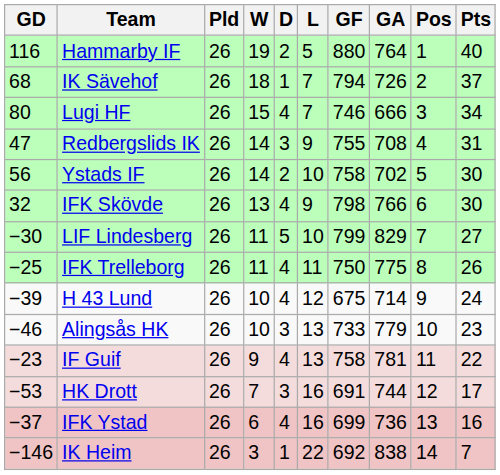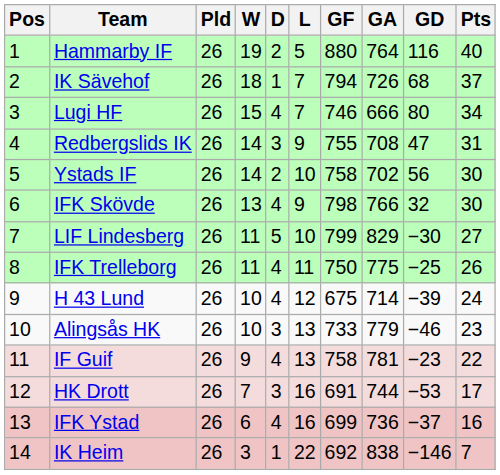columns swapped: (434, 19) <-> (31, 19)
